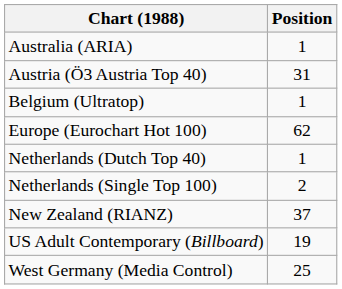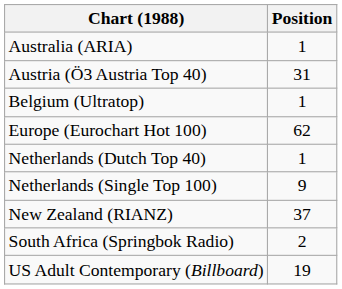(302, 185) 2 -> (302, 185) 9
+ row: (121, 241)
- row: (121, 269)
